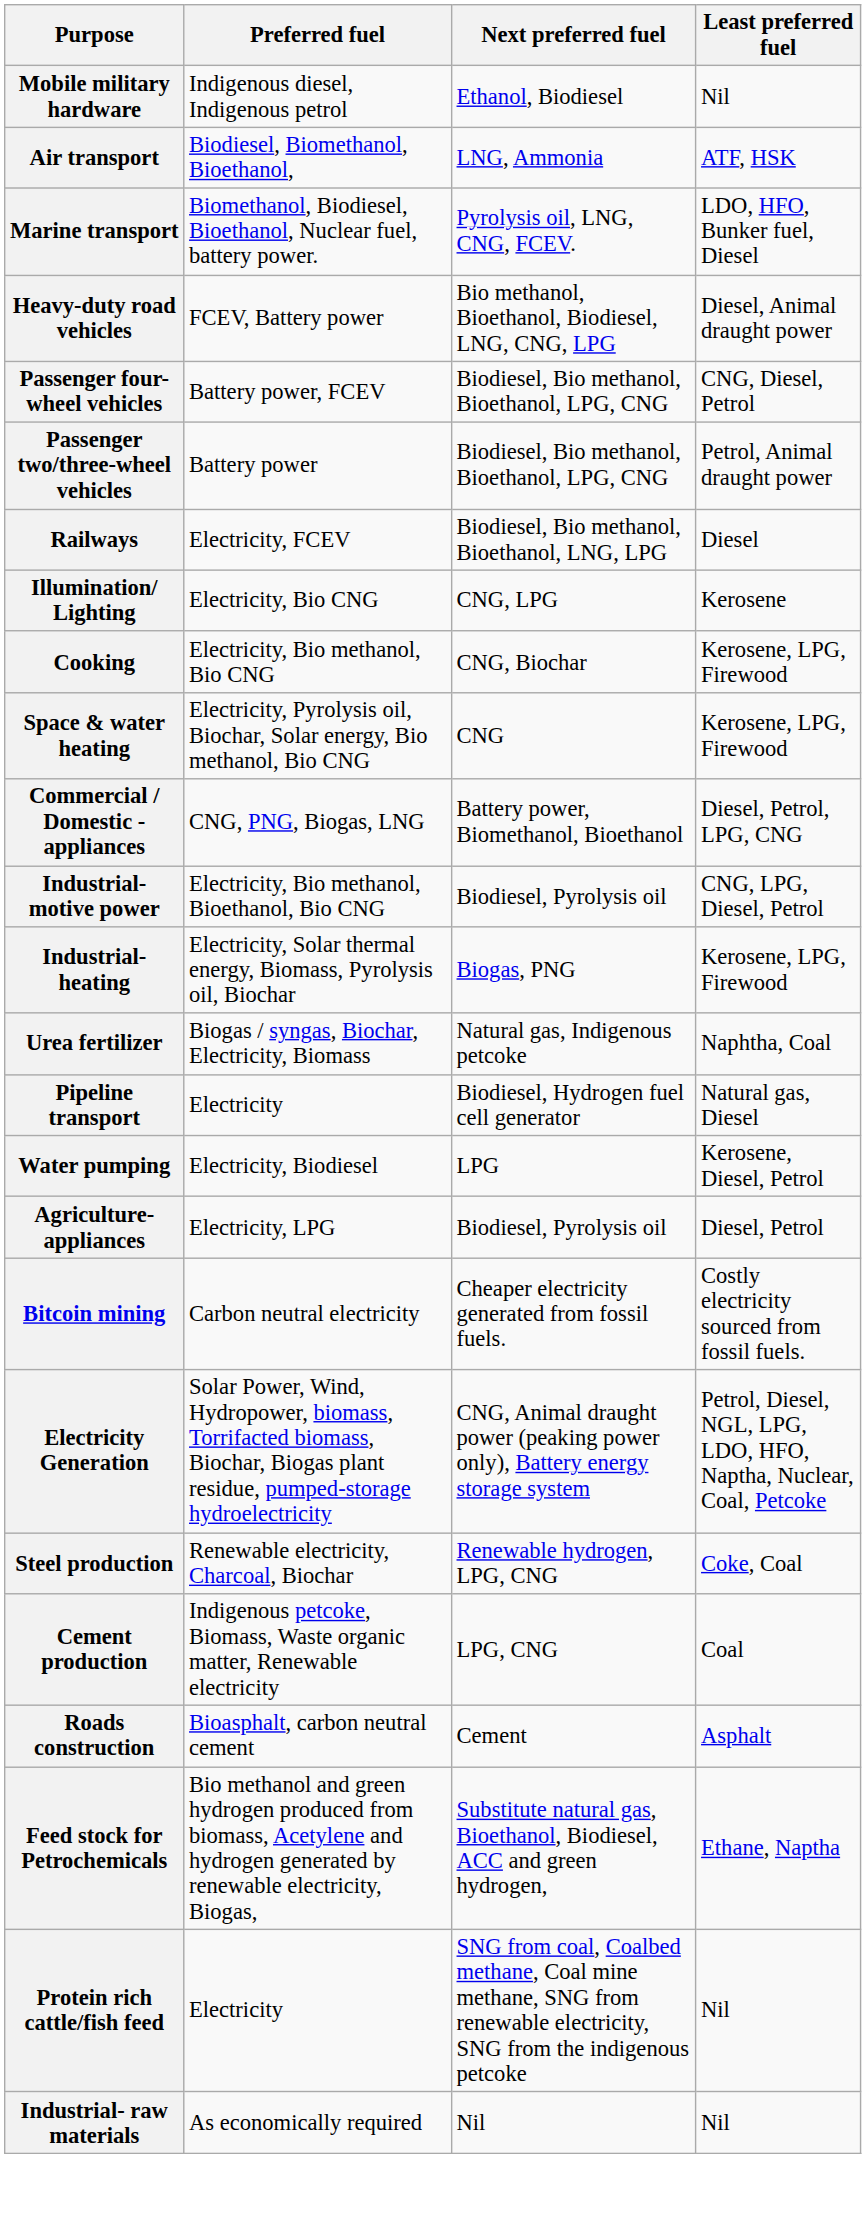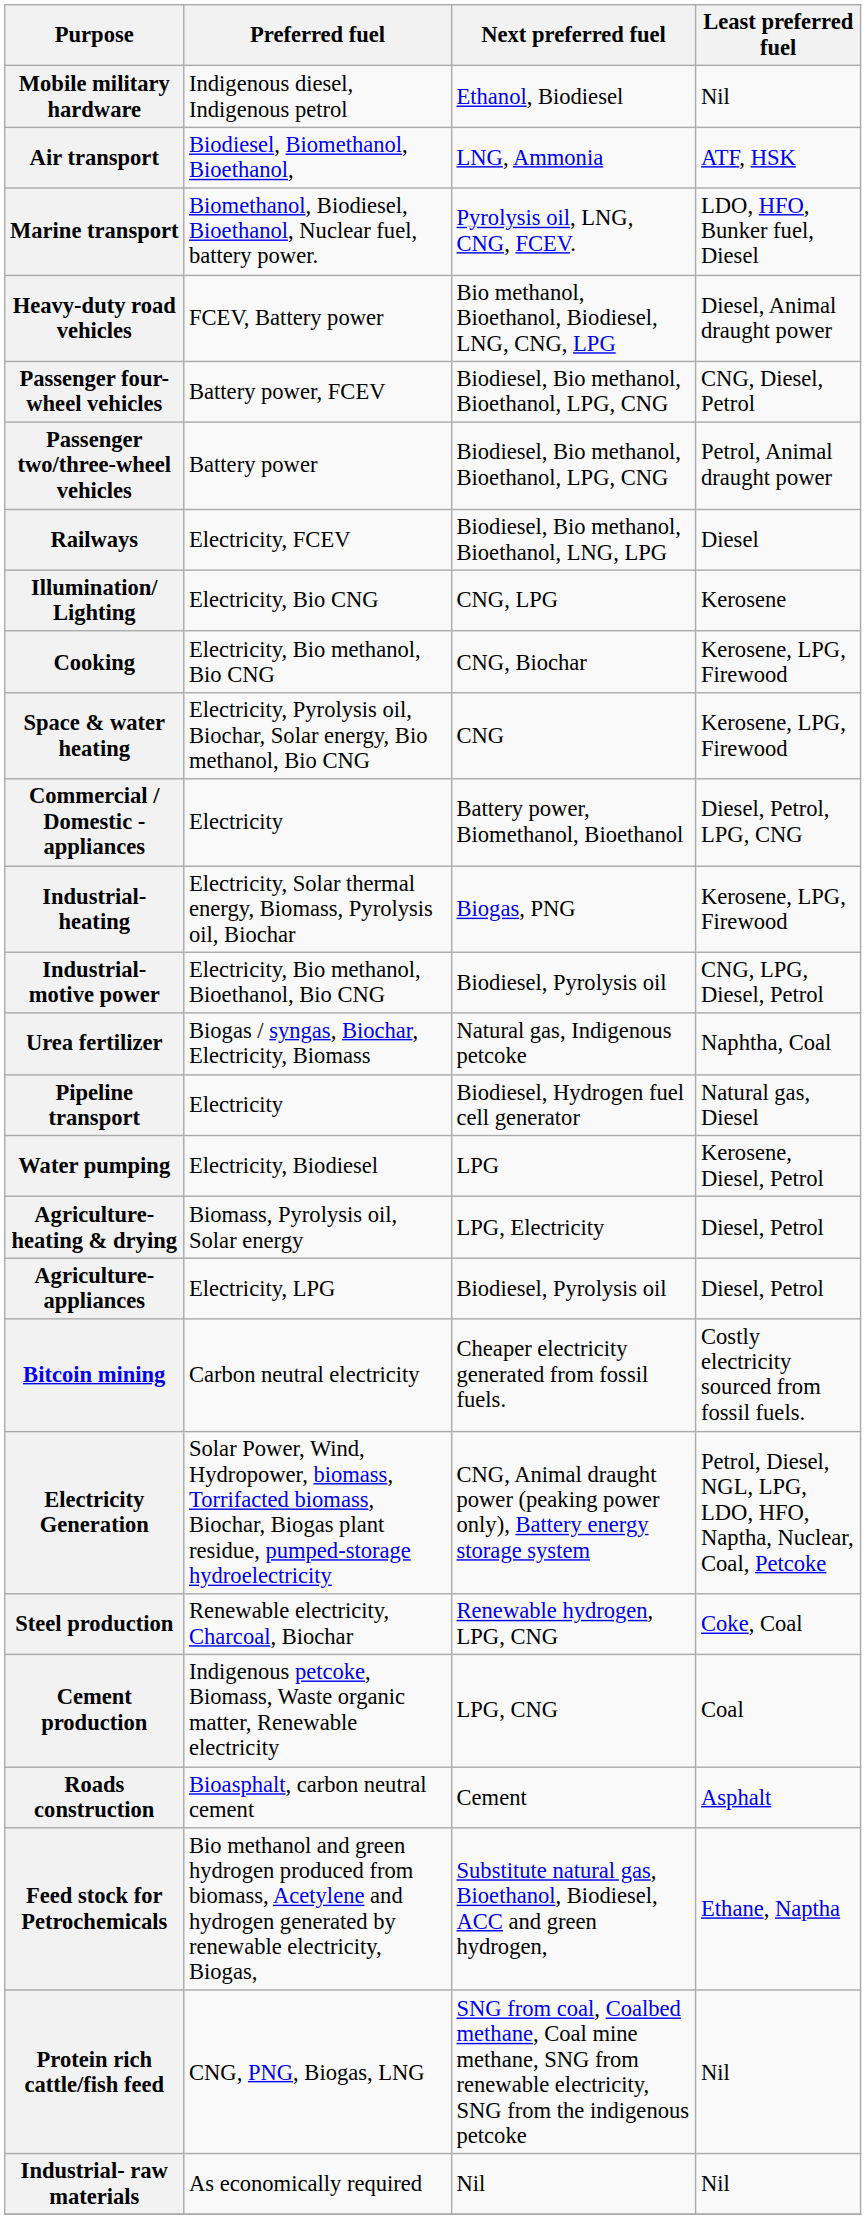(307, 822) CNG, PNG, Biogas, LNG -> (236, 822) Electricity
rows swapped: (94, 895) <-> (94, 969)
+ row: (94, 1227)
(236, 2010) Electricity -> (307, 2071) CNG, PNG, Biogas, LNG
